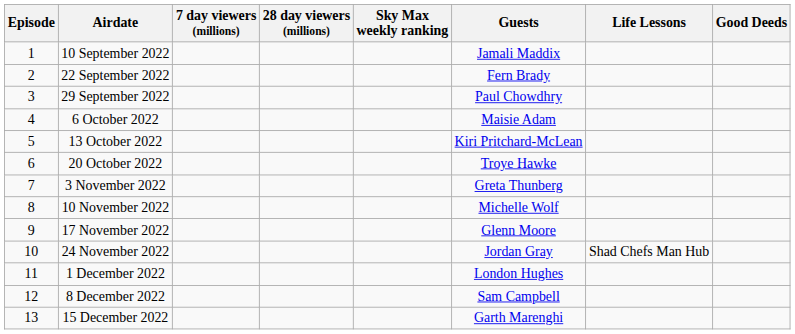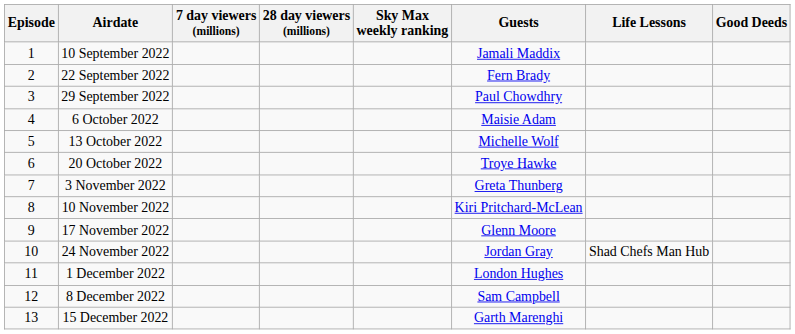(519, 141) Kiri Pritchard-McLean -> (519, 141) Michelle Wolf
(519, 207) Michelle Wolf -> (519, 207) Kiri Pritchard-McLean
